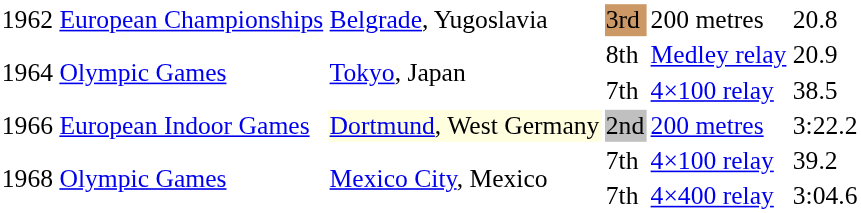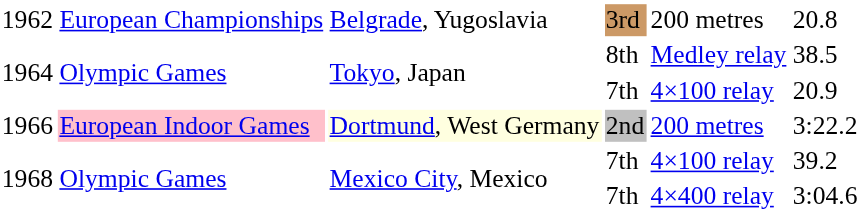(815, 55) 20.9 -> (815, 55) 38.5
(815, 90) 38.5 -> (815, 90) 20.9
(185, 125) no background -> (185, 125) pink background
